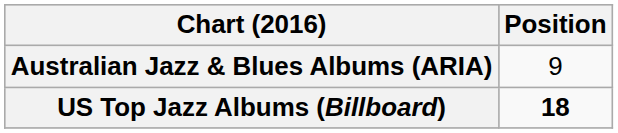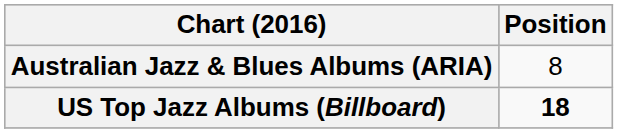(555, 66) 9 -> (555, 66) 8
